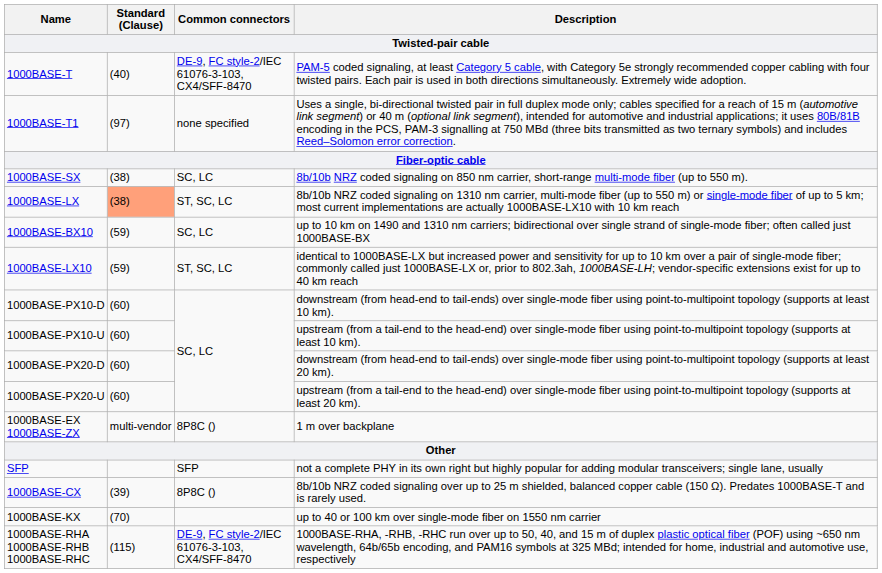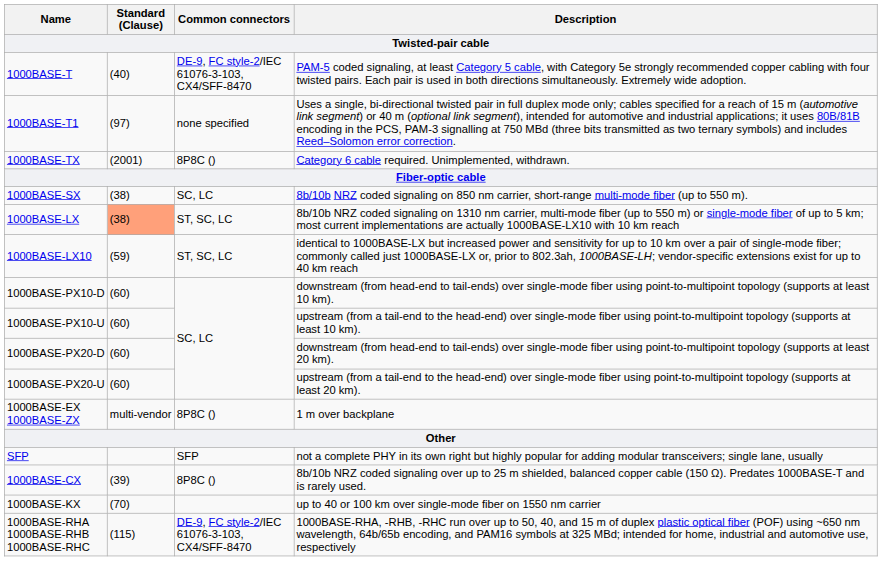+ row: (43, 160)
- row: (50, 232)
